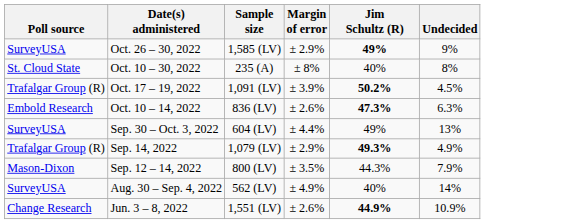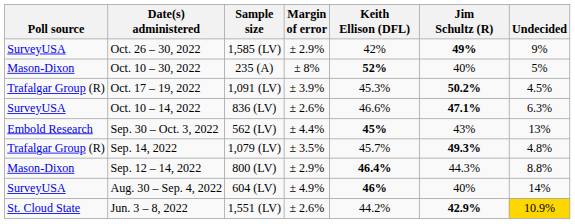+ column: (375, 22)
(44, 69) St. Cloud State -> (41, 69) Mason-Dixon
(450, 69) 8% -> (540, 69) 5%
(50, 108) Embold Research -> (36, 108) SurveyUSA
(375, 108) 47.3% -> (464, 108) 47.1%
(36, 128) SurveyUSA -> (50, 128) Embold Research
(254, 128) 604 (LV) -> (254, 128) 562 (LV)
(375, 128) 49% -> (464, 128) 43%
(307, 148) ± 2.9% -> (307, 148) ± 3.5%
(450, 148) 4.9% -> (540, 148) 4.8%
(307, 168) ± 3.5% -> (307, 168) ± 2.9%
(450, 168) 7.9% -> (540, 168) 8.8%
(254, 188) 562 (LV) -> (254, 188) 604 (LV)
(49, 208) Change Research -> (44, 208) St. Cloud State
(375, 208) 44.9% -> (464, 208) 42.9%
(450, 208) no background -> (540, 208) gold background
